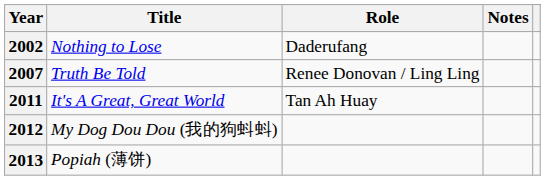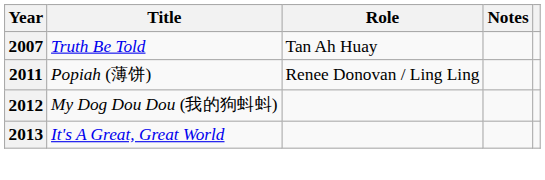- row: (26, 45)
(382, 73) Renee Donovan / Ling Ling -> (331, 45) Tan Ah Huay
(138, 100) It's A Great, Great World -> (101, 74) Popiah (薄饼)
(331, 100) Tan Ah Huay -> (382, 74) Renee Donovan / Ling Ling
(101, 159) Popiah (薄饼) -> (138, 134) It's A Great, Great World
